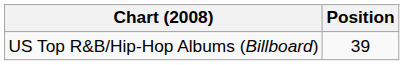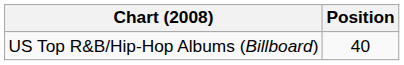(360, 45) 39 -> (360, 45) 40
